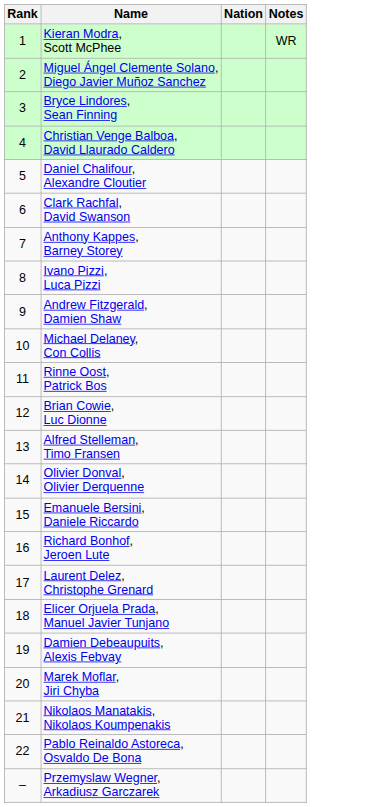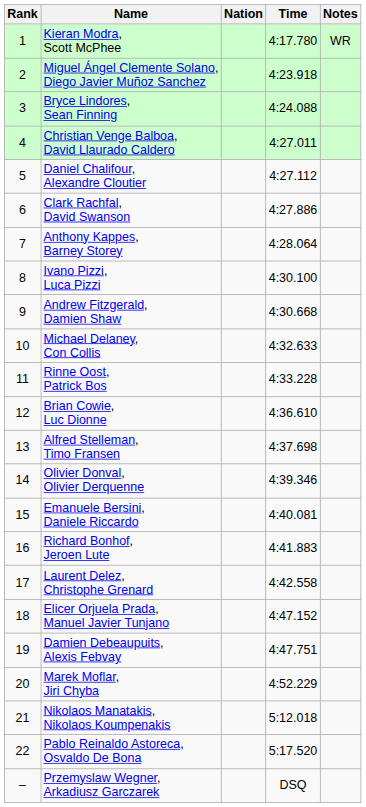+ column: (293, 14)
